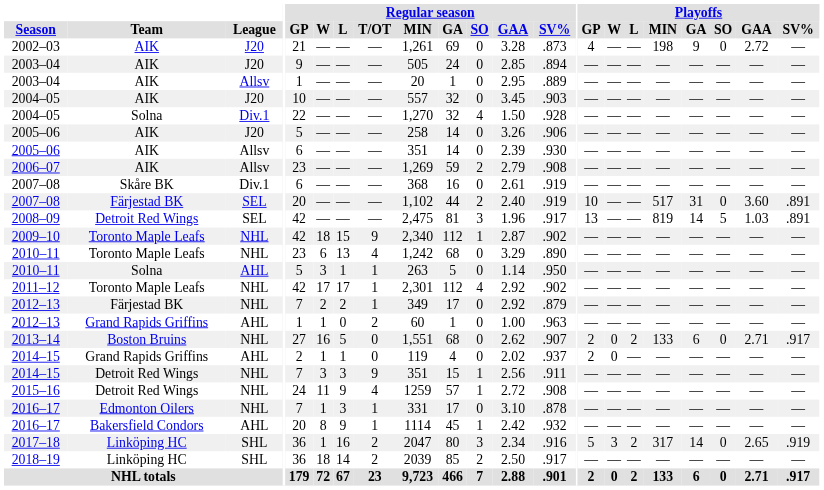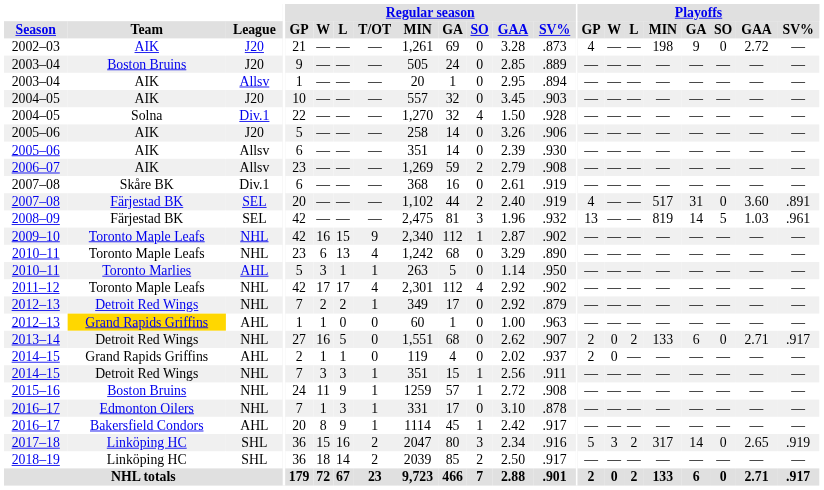(147, 64) AIK -> (147, 64) Boston Bruins
(555, 64) .894 -> (555, 64) .889
(555, 81) .889 -> (555, 81) .894
(591, 201) 10 -> (591, 201) 4
(147, 219) Detroit Red Wings -> (147, 219) Färjestad BK
(555, 219) .917 -> (555, 219) .932
(798, 219) .891 -> (798, 219) .961
(323, 236) 18 -> (323, 236) 16
(147, 270) Solna -> (147, 270) Toronto Marlies
(375, 287) 1 -> (375, 287) 4
(147, 305) Färjestad BK -> (147, 305) Detroit Red Wings
(147, 322) no background -> (147, 322) gold background
(375, 322) 2 -> (375, 322) 0
(147, 339) Boston Bruins -> (147, 339) Detroit Red Wings
(375, 373) 9 -> (375, 373) 1
(147, 391) Detroit Red Wings -> (147, 391) Boston Bruins
(375, 391) 4 -> (375, 391) 1
(555, 425) .932 -> (555, 425) .917
(323, 442) 1 -> (323, 442) 15
